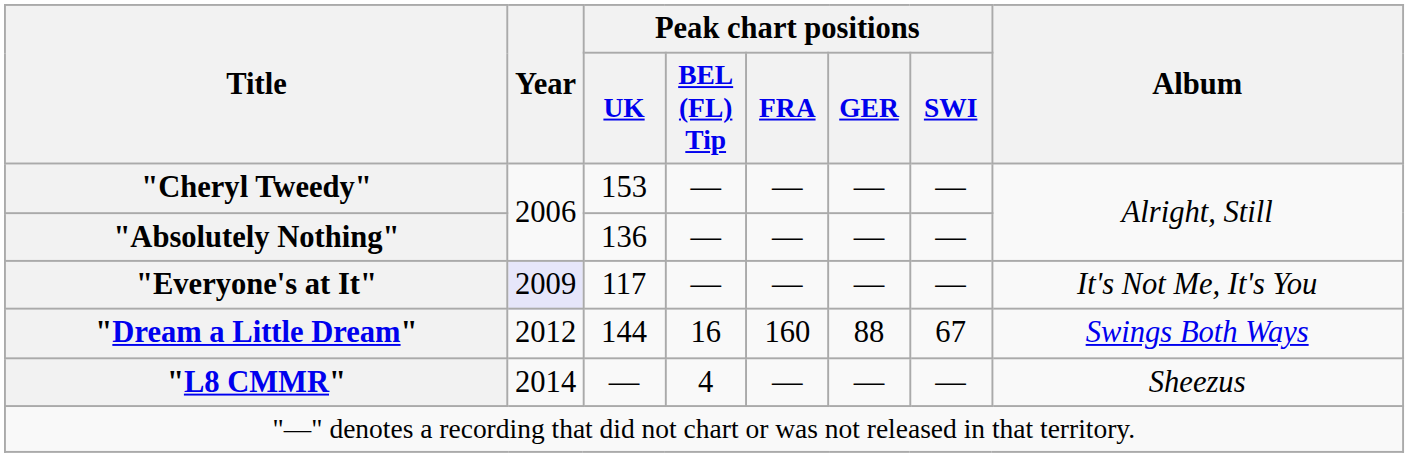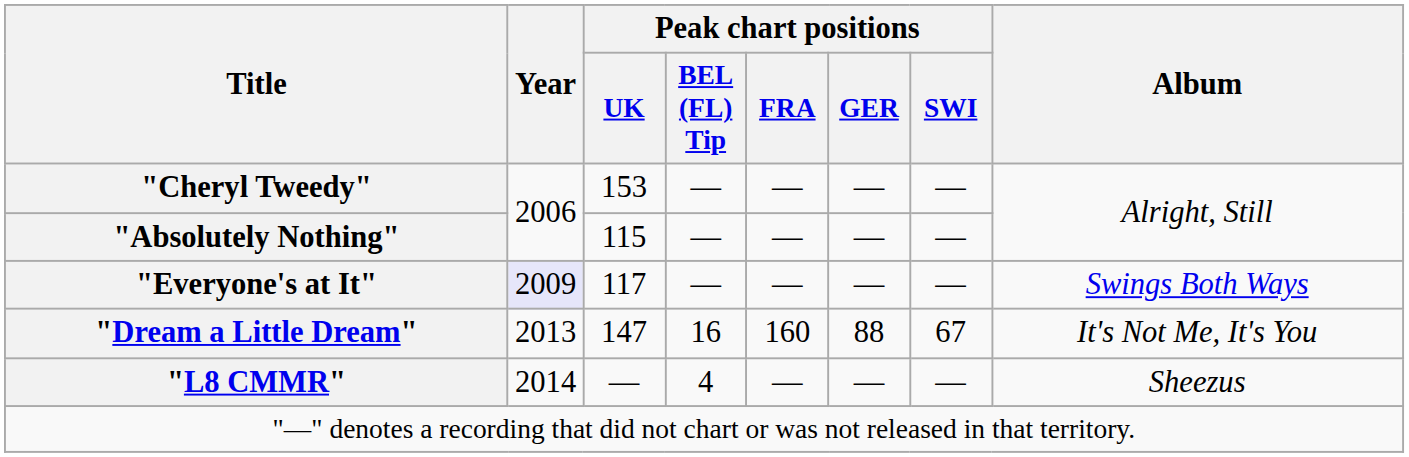(624, 235) 136 -> (624, 235) 115
(1197, 284) It's Not Me, It's You -> (1197, 284) Swings Both Ways
(546, 332) 2012 -> (546, 332) 2013
(624, 332) 144 -> (624, 332) 147
(1197, 332) Swings Both Ways -> (1197, 332) It's Not Me, It's You
